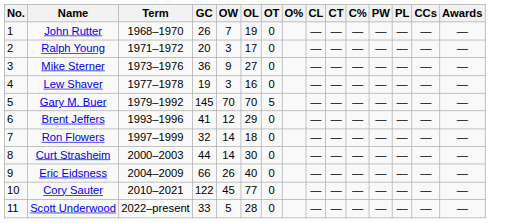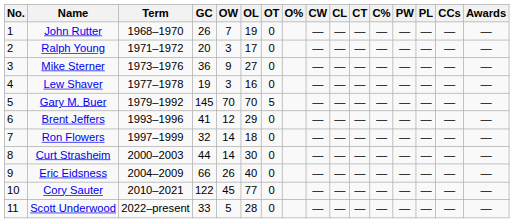+ column: (318, 13)
